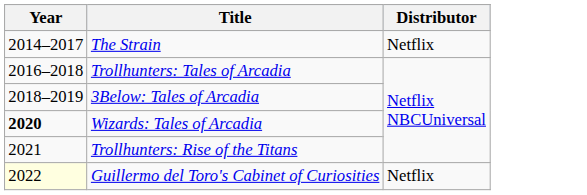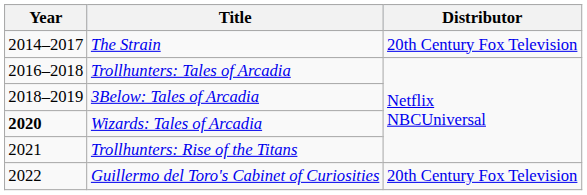(411, 44) Netflix -> (482, 44) 20th Century Fox Television
(25, 176) lightyellow background -> (25, 176) no background
(411, 176) Netflix -> (482, 176) 20th Century Fox Television
